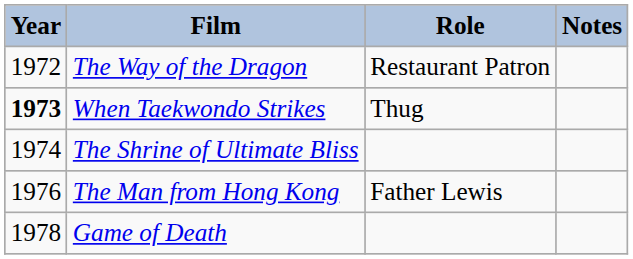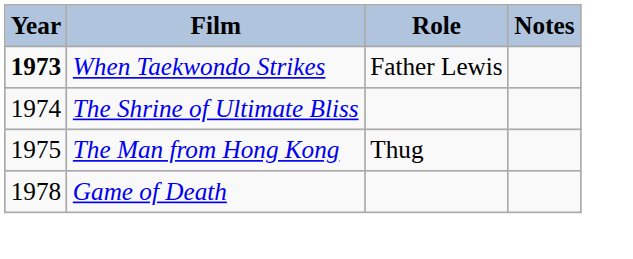- row: (190, 67)
(397, 108) Thug -> (436, 67) Father Lewis
(36, 191) 1976 -> (36, 150) 1975
(436, 191) Father Lewis -> (397, 150) Thug
